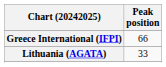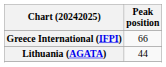(143, 54) 33 -> (143, 54) 44
